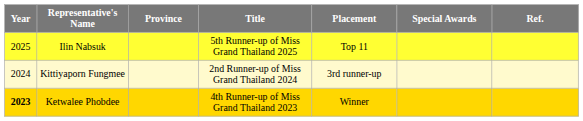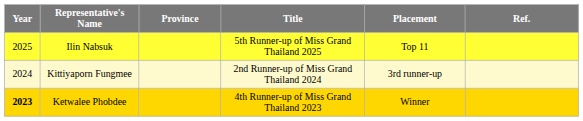- column: (444, 18)
